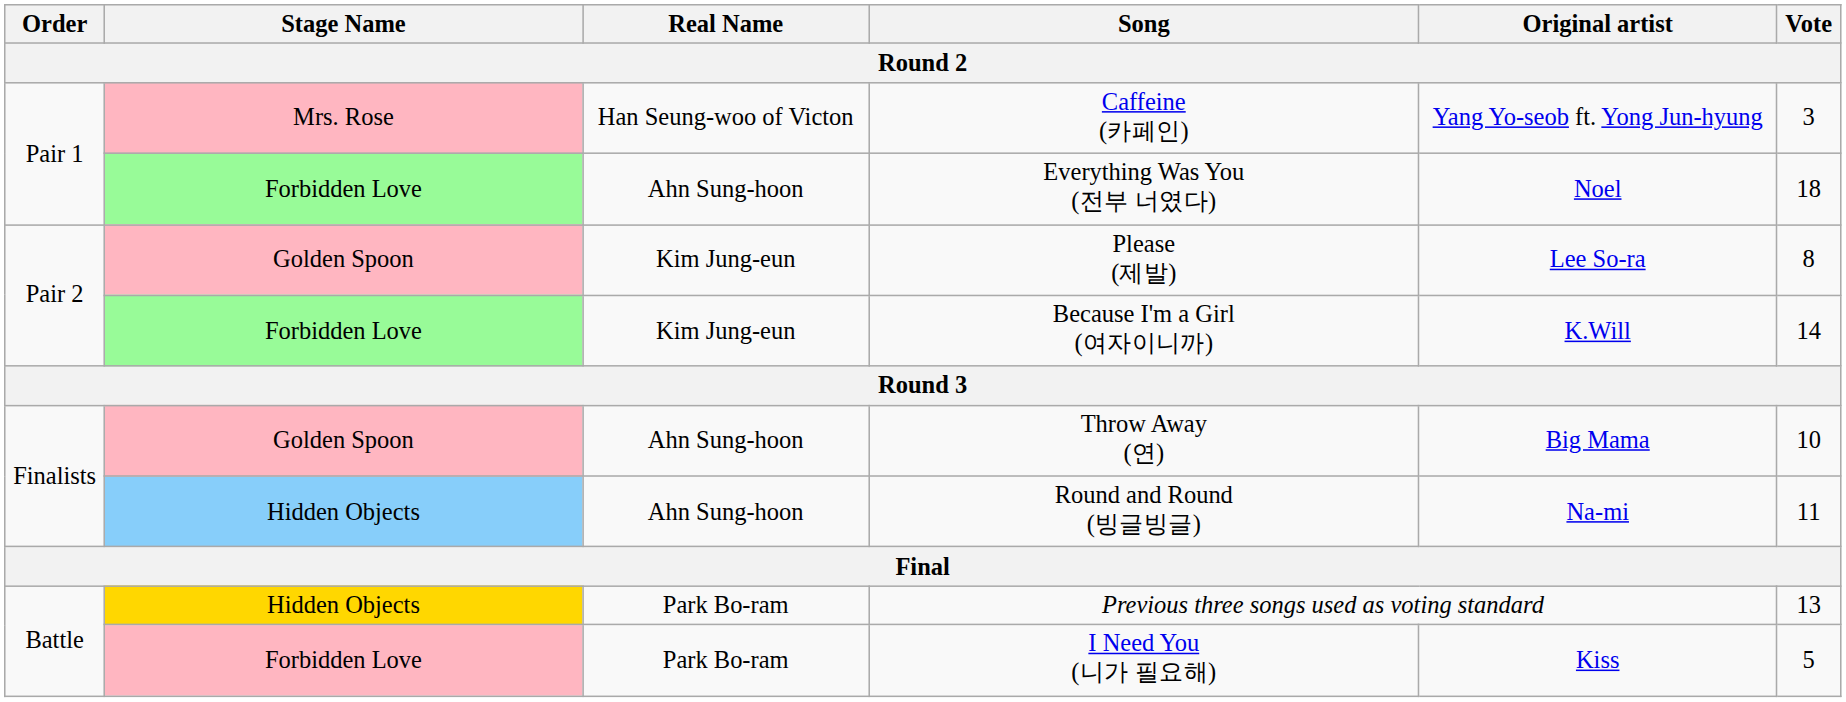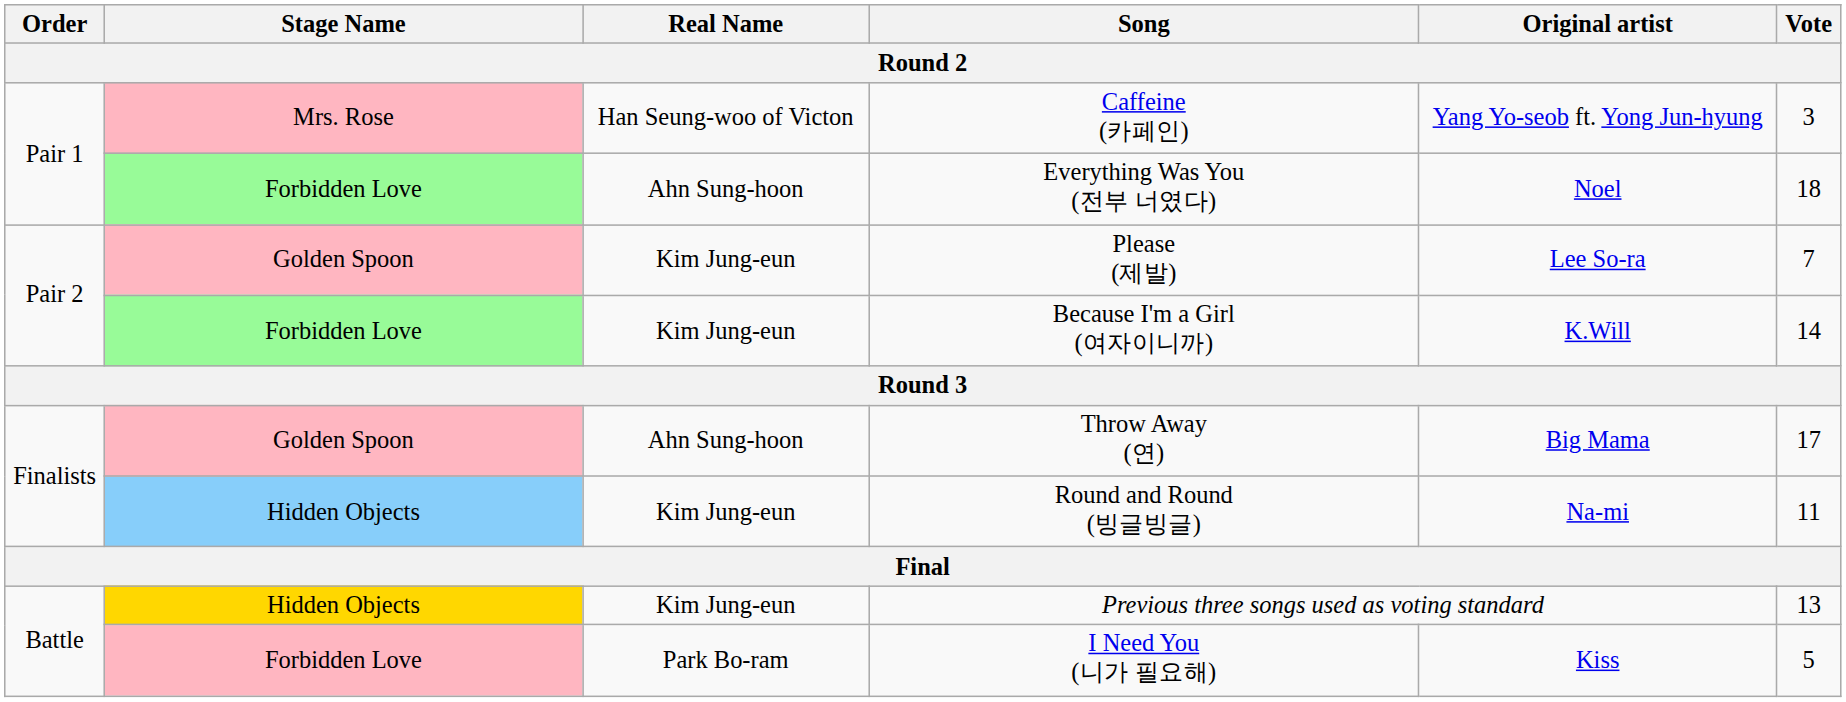(1809, 259) 8 -> (1809, 259) 7
(1809, 440) 10 -> (1809, 440) 17
(726, 511) Ahn Sung-hoon -> (726, 511) Kim Jung-eun
(726, 604) Park Bo-ram -> (726, 604) Kim Jung-eun
